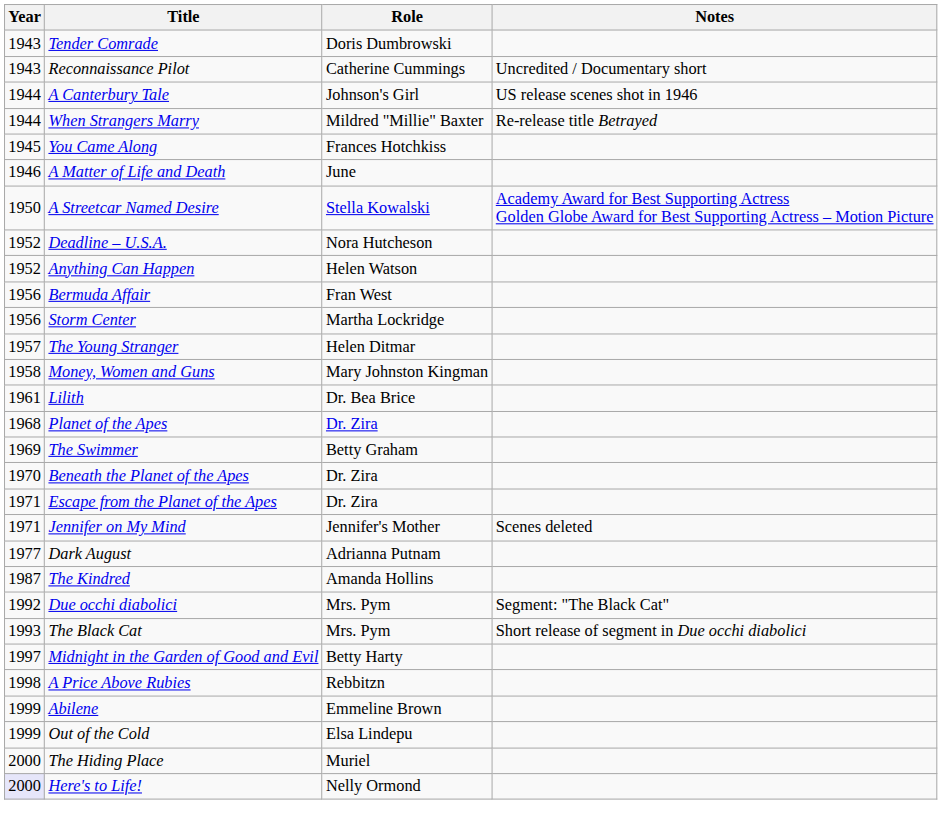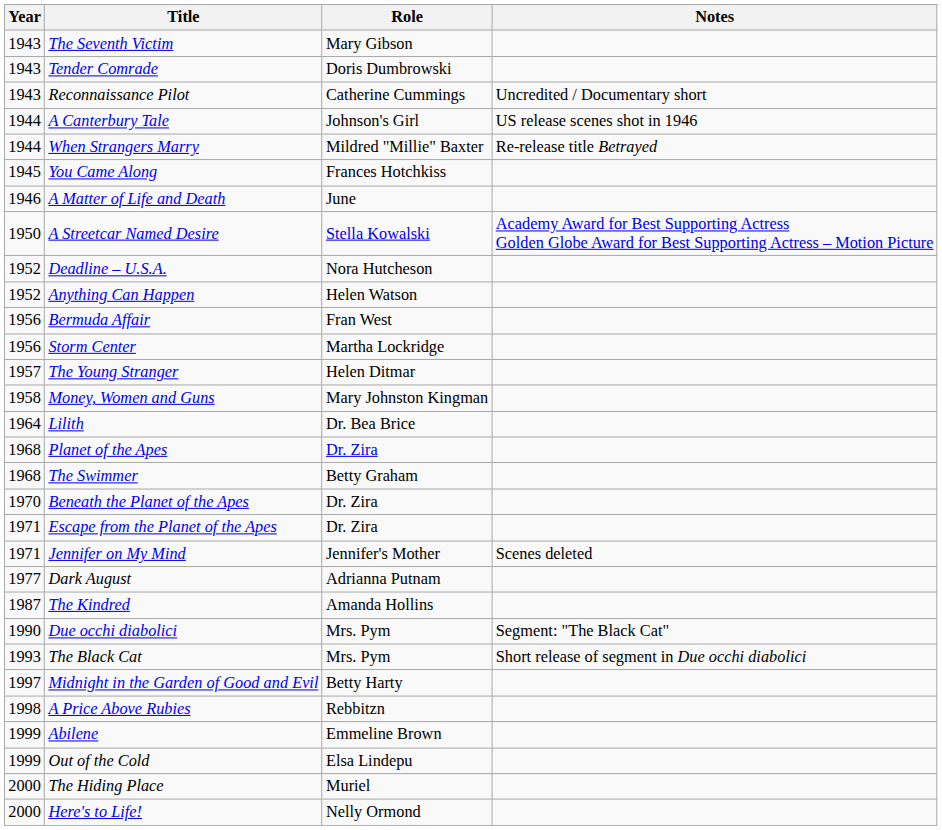+ row: (111, 43)
(25, 398) 1961 -> (25, 424) 1964
(25, 449) 1969 -> (25, 475) 1968
(25, 605) 1992 -> (25, 631) 1990
(25, 786) lavender background -> (25, 812) no background
